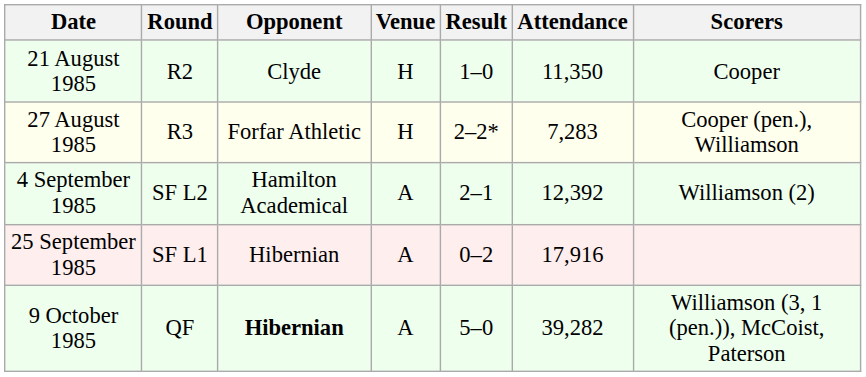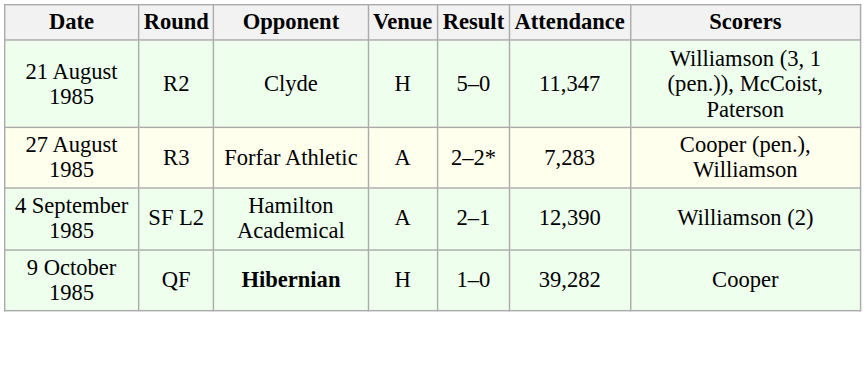(476, 70) 1–0 -> (473, 83) 5–0
(573, 70) 11,350 -> (570, 83) 11,347
(747, 70) Cooper -> (745, 83) Williamson (3, 1 (pen.)), McCoist, Paterson
(405, 132) H -> (403, 157) A
(573, 193) 12,392 -> (570, 218) 12,390
- row: (73, 254)
(405, 328) A -> (403, 279) H
(476, 328) 5–0 -> (473, 279) 1–0
(747, 328) Williamson (3, 1 (pen.)), McCoist, Paterson -> (745, 279) Cooper
